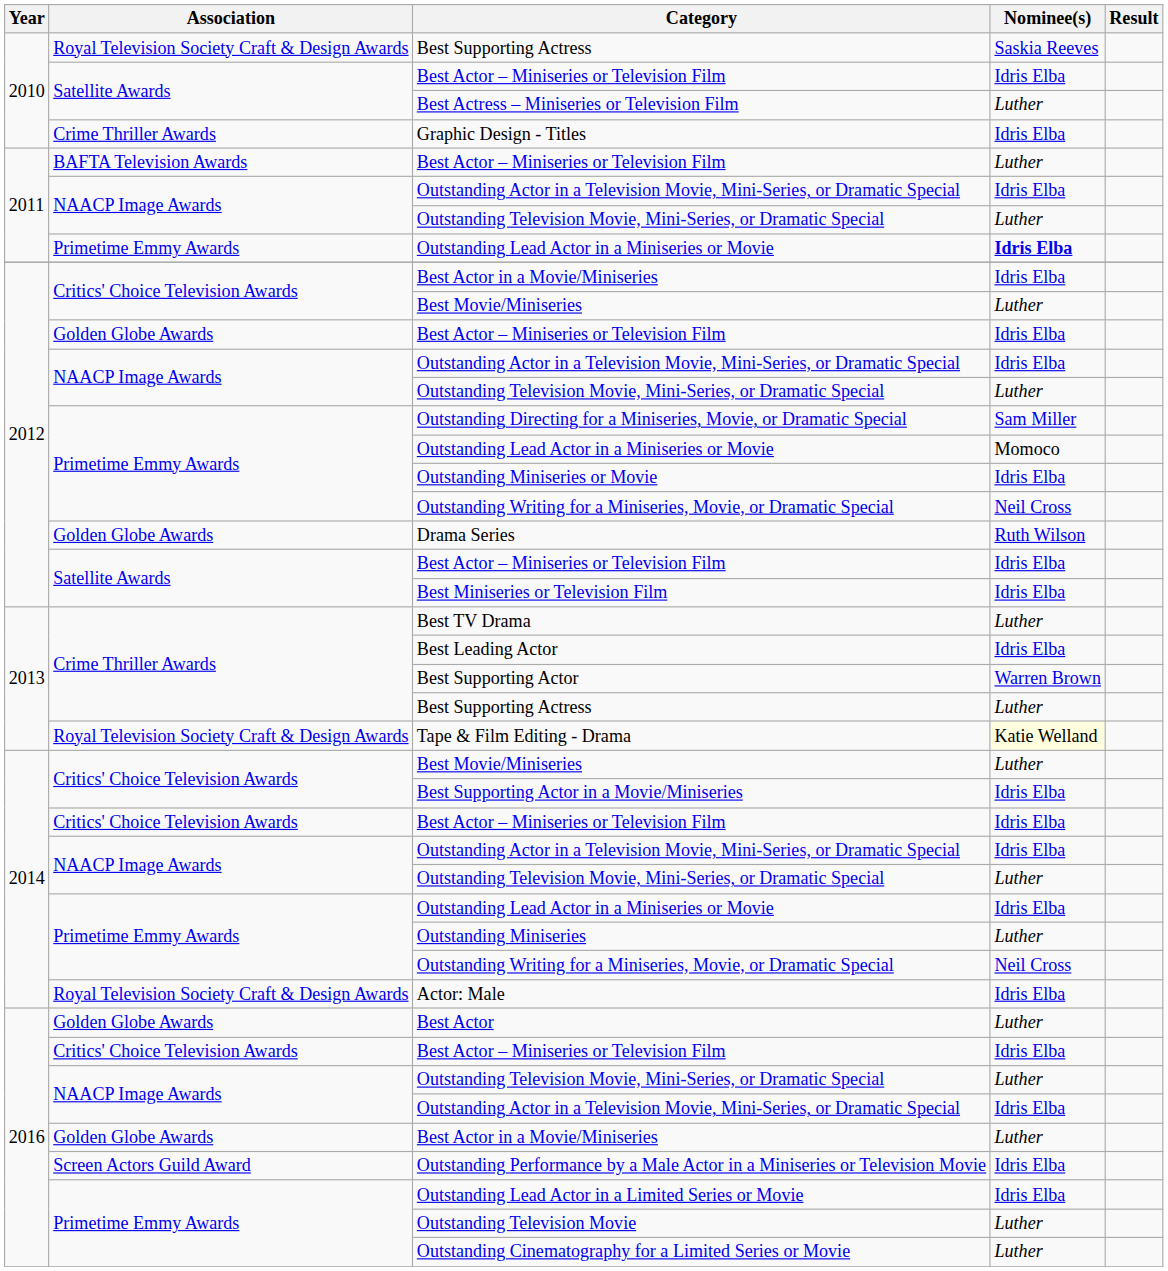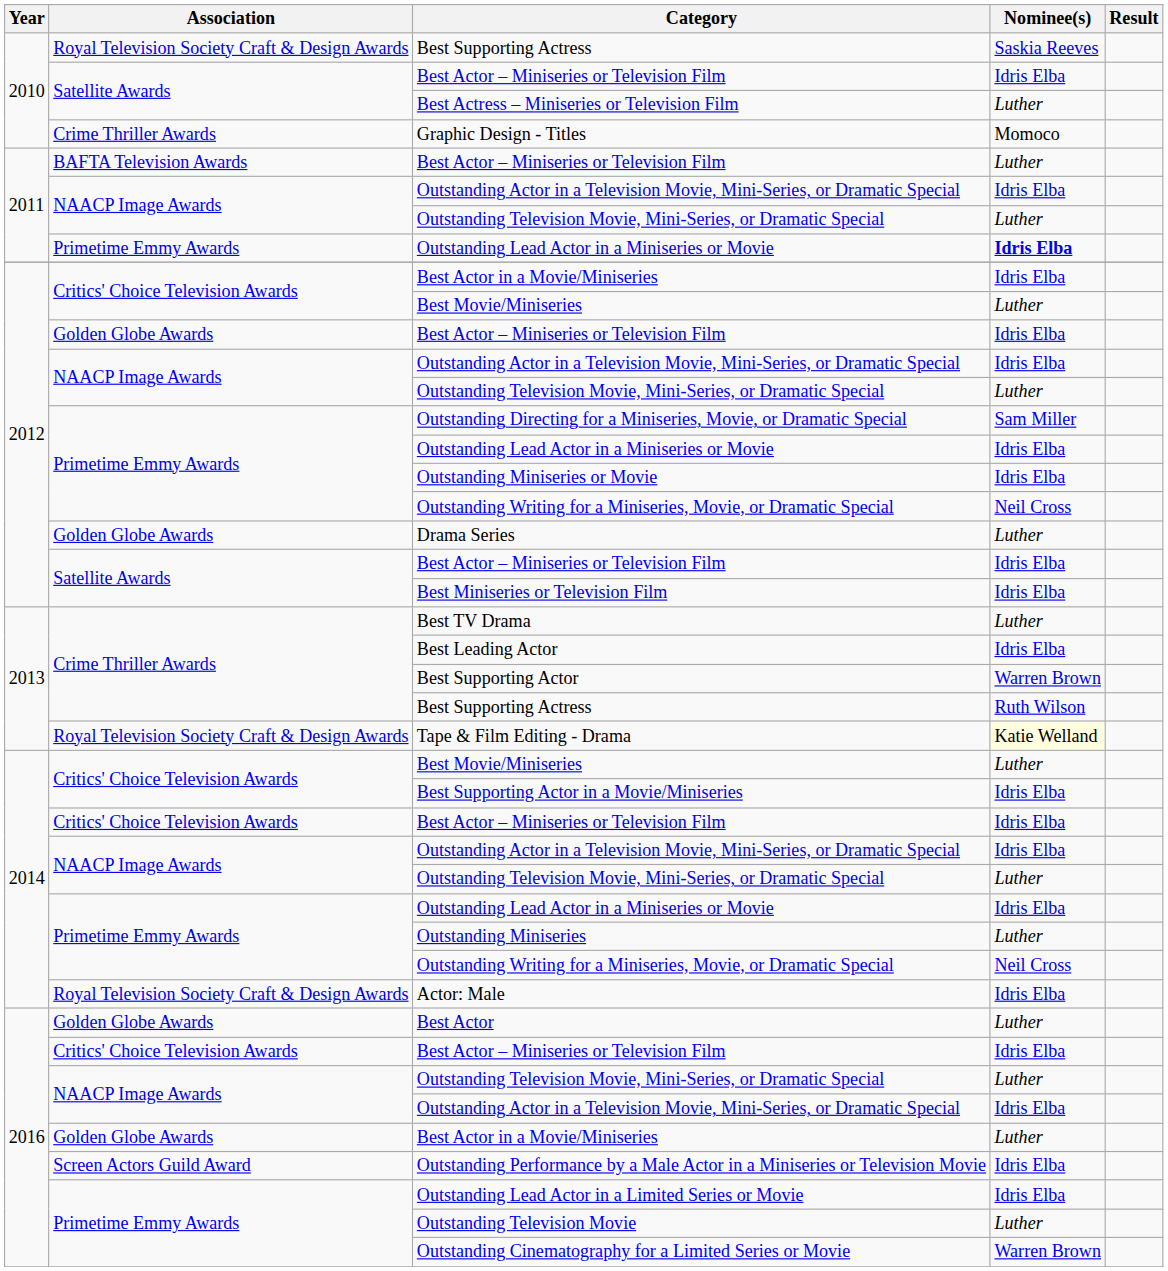(1030, 133) Idris Elba -> (1027, 133) Momoco
(1027, 448) Momoco -> (1030, 448) Idris Elba
(1040, 534) Ruth Wilson -> (1019, 534) Luther
(1019, 707) Luther -> (1040, 707) Ruth Wilson
(1019, 1251) Luther -> (1048, 1251) Warren Brown
